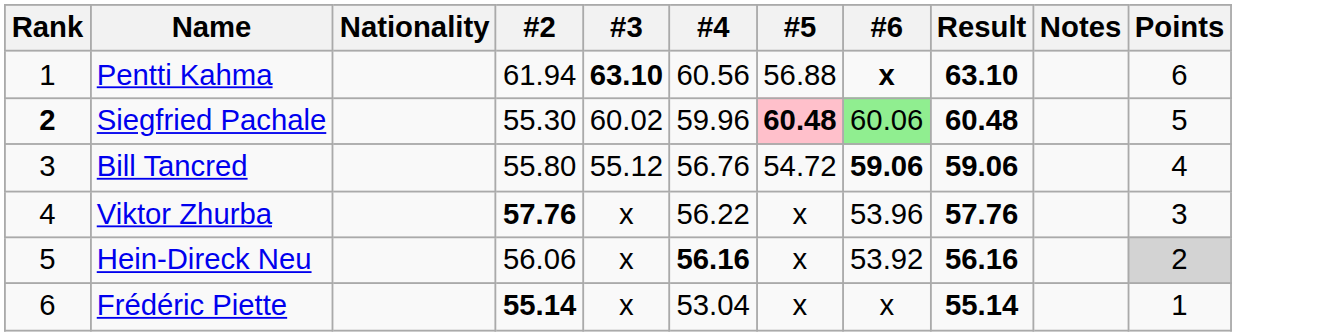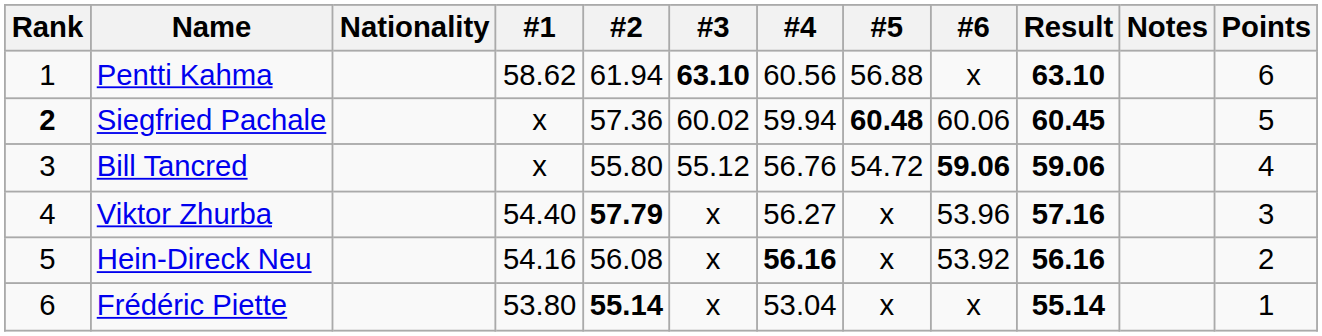+ column: (540, 27)
(887, 74) bold -> (973, 74) normal
(540, 120) 55.30 -> (626, 120) 57.36
(713, 120) 59.96 -> (800, 120) 59.94
(800, 120) pink background -> (887, 120) no background
(887, 120) lightgreen background -> (974, 120) no background
(982, 120) 60.48 -> (1068, 120) 60.45
(540, 213) 57.76 -> (626, 213) 57.79
(713, 213) 56.22 -> (800, 213) 56.27
(982, 213) 57.76 -> (1068, 213) 57.16
(540, 259) 56.06 -> (626, 259) 56.08
(1179, 259) lightgrey background -> (1266, 259) no background
